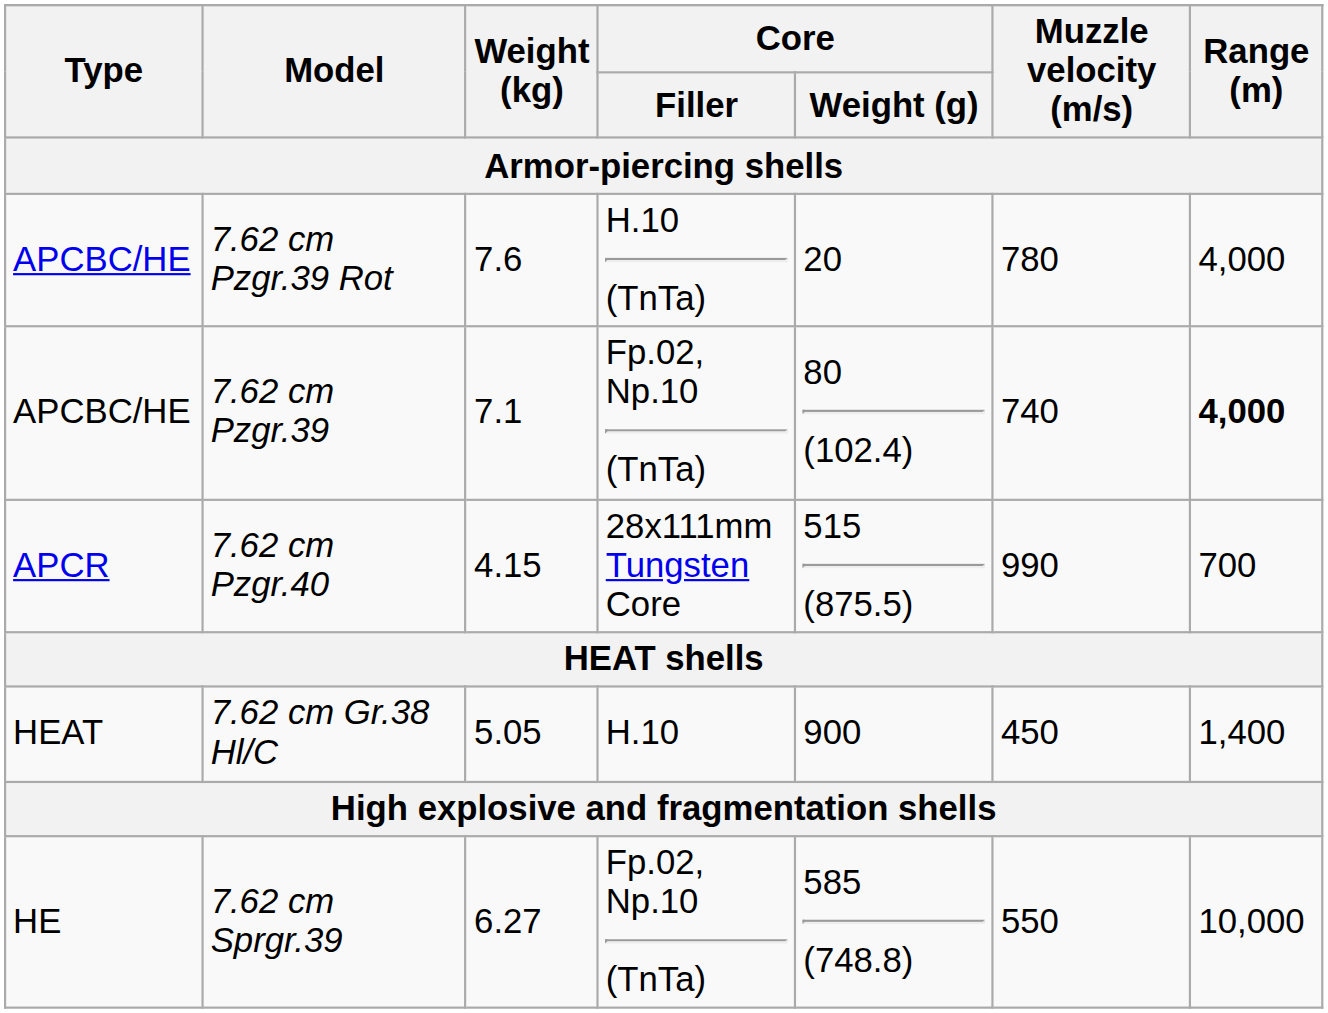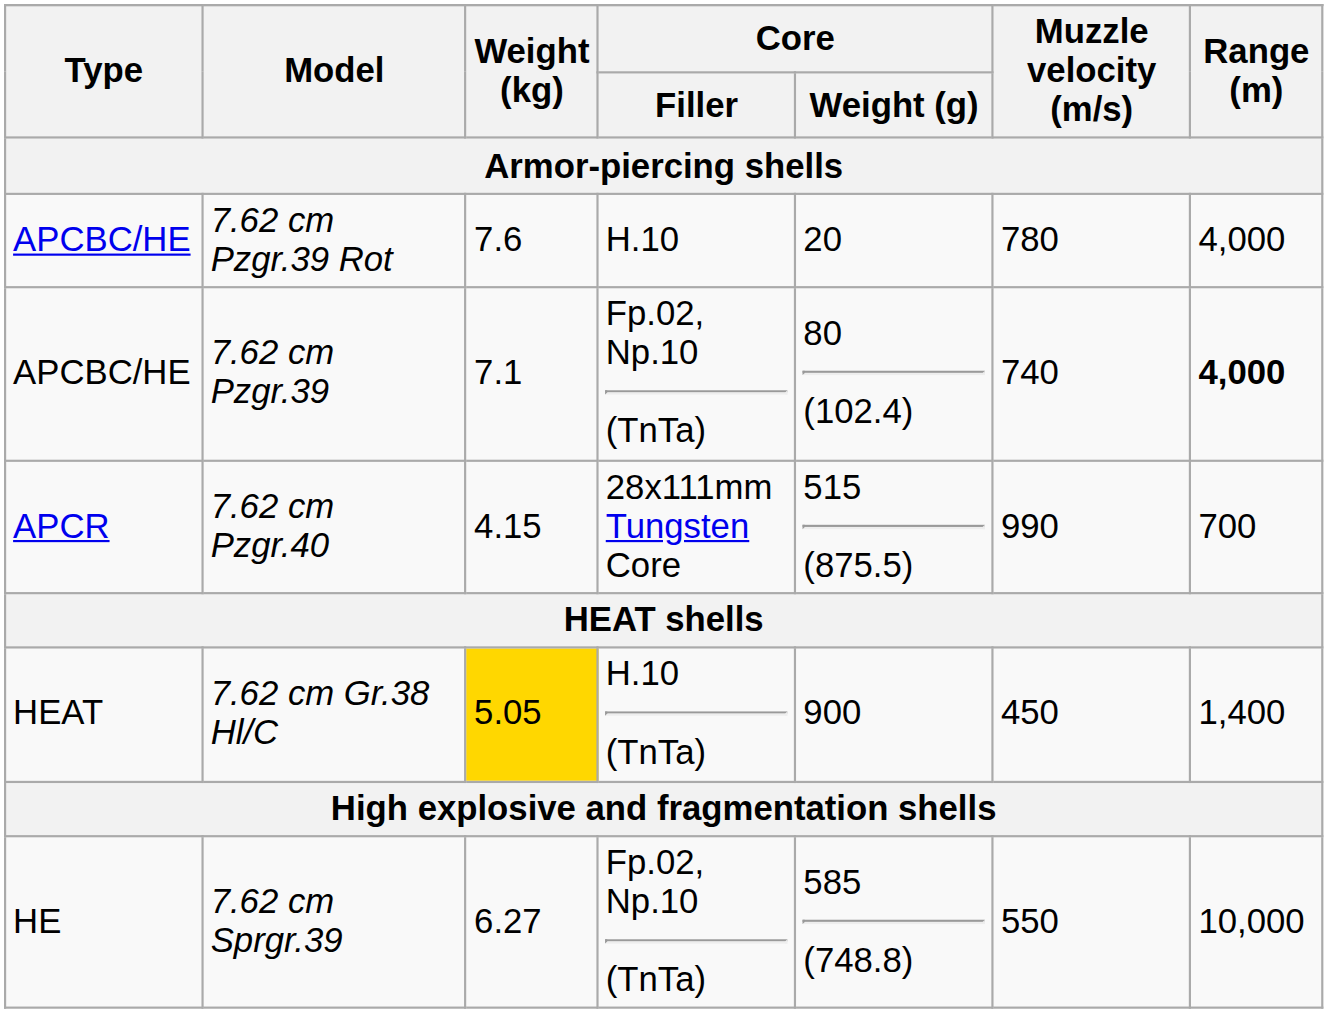(697, 259) H.10 (TnTa) -> (642, 239) H.10
(508, 733) no background -> (508, 713) gold background
(642, 733) H.10 -> (697, 713) H.10 (TnTa)
